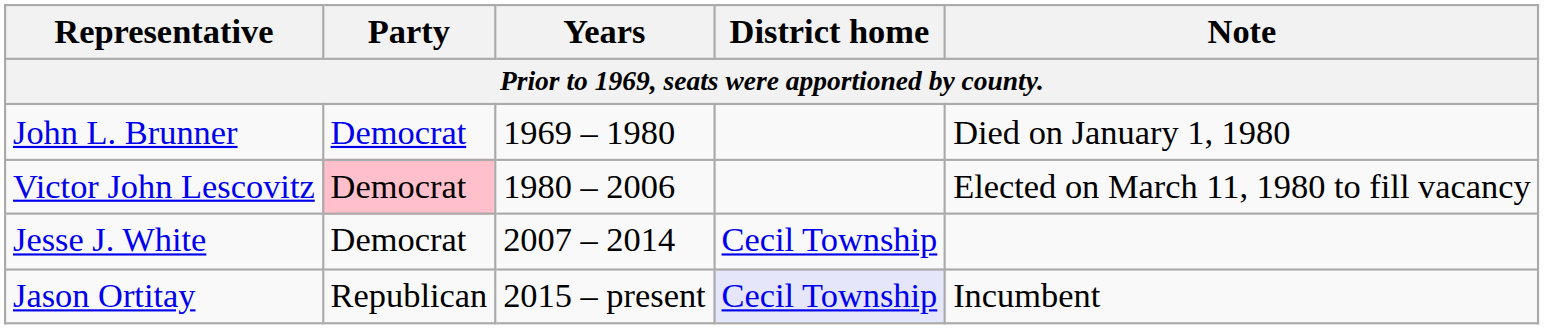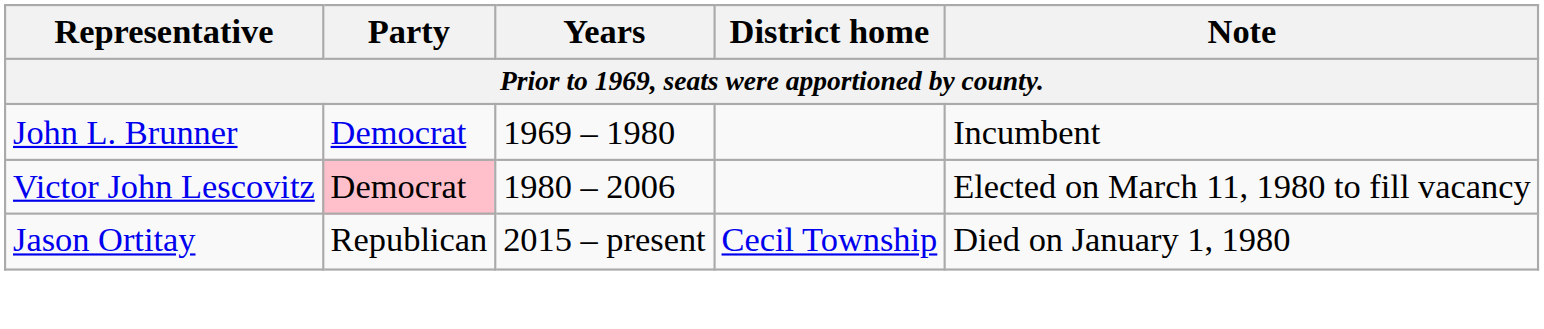(1122, 131) Died on January 1, 1980 -> (1027, 131) Incumbent
- row: (110, 240)
(829, 295) lavender background -> (829, 240) no background
(1027, 295) Incumbent -> (1122, 240) Died on January 1, 1980
